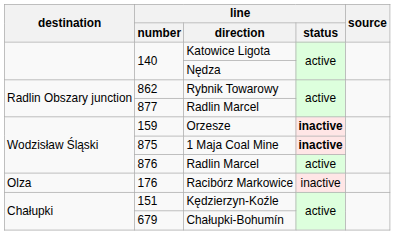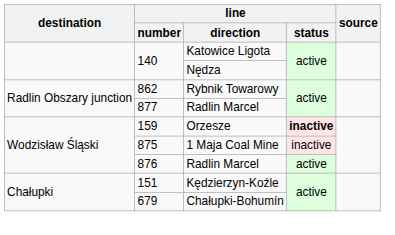(321, 145) bold -> (311, 145) normal
- row: (147, 182)
